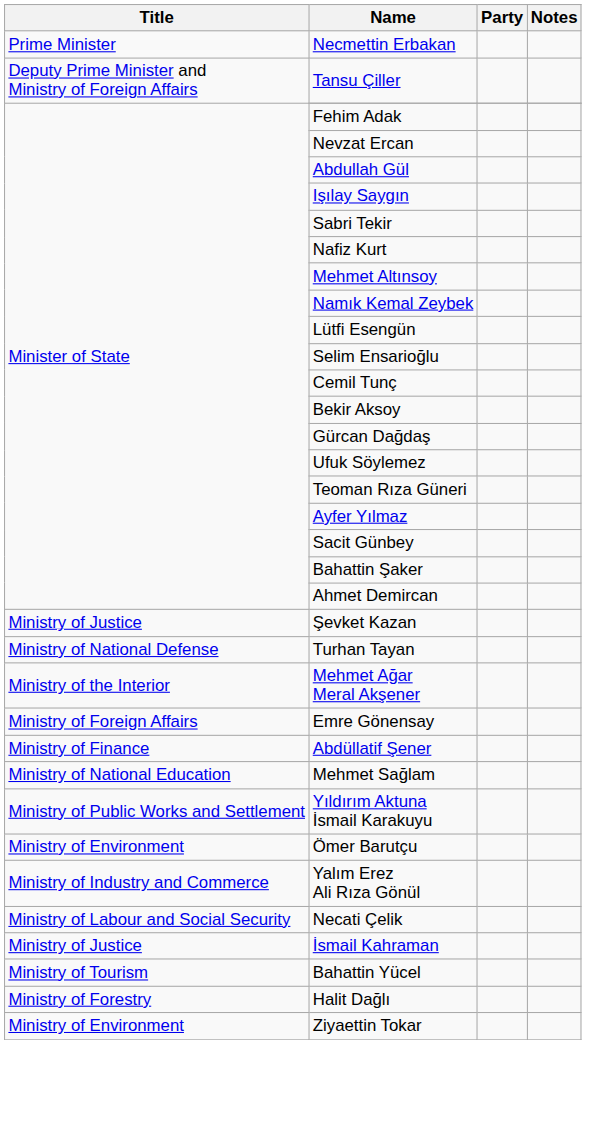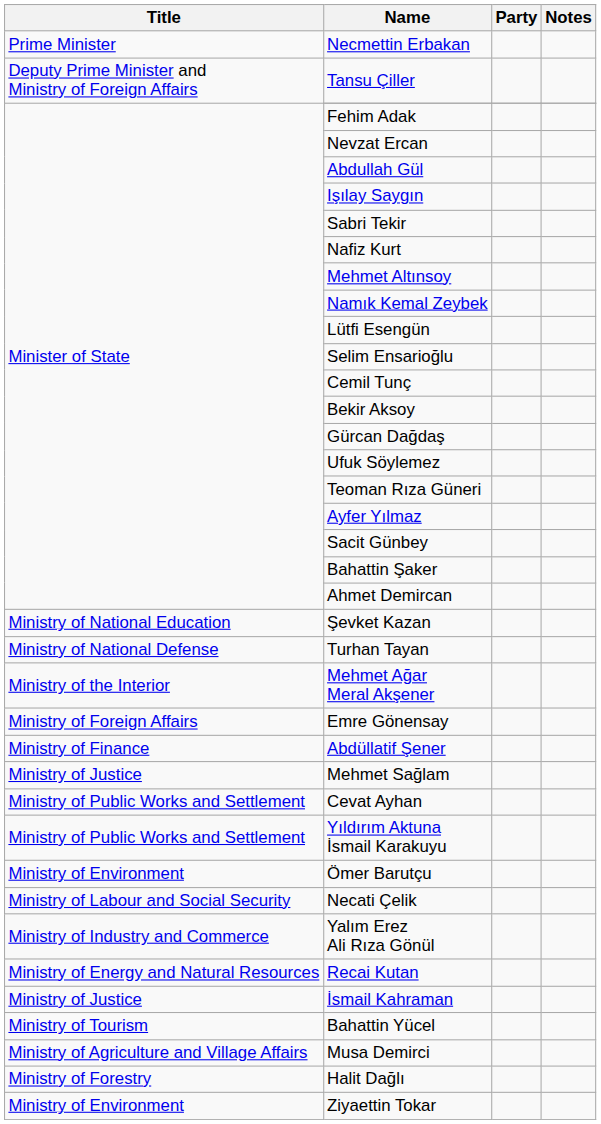(75, 622) Ministry of Justice -> (120, 622) Ministry of National Education
(120, 775) Ministry of National Education -> (75, 775) Ministry of Justice
+ row: (375, 801)
rows swapped: (358, 919) <-> (366, 883)
+ row: (373, 972)
+ row: (378, 1052)
